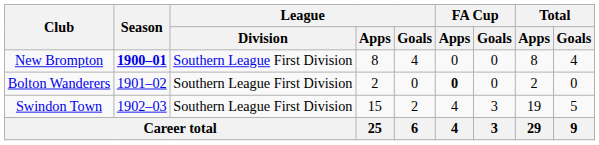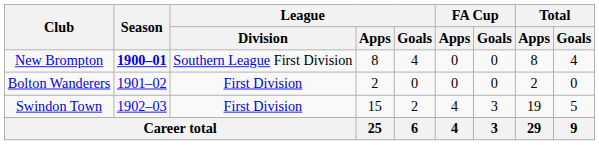(263, 83) Southern League First Division -> (263, 83) First Division
(454, 83) bold -> (454, 83) normal
(263, 106) Southern League First Division -> (263, 106) First Division
